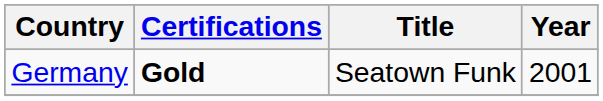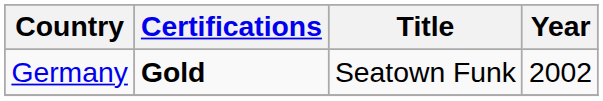(561, 71) 2001 -> (561, 71) 2002
